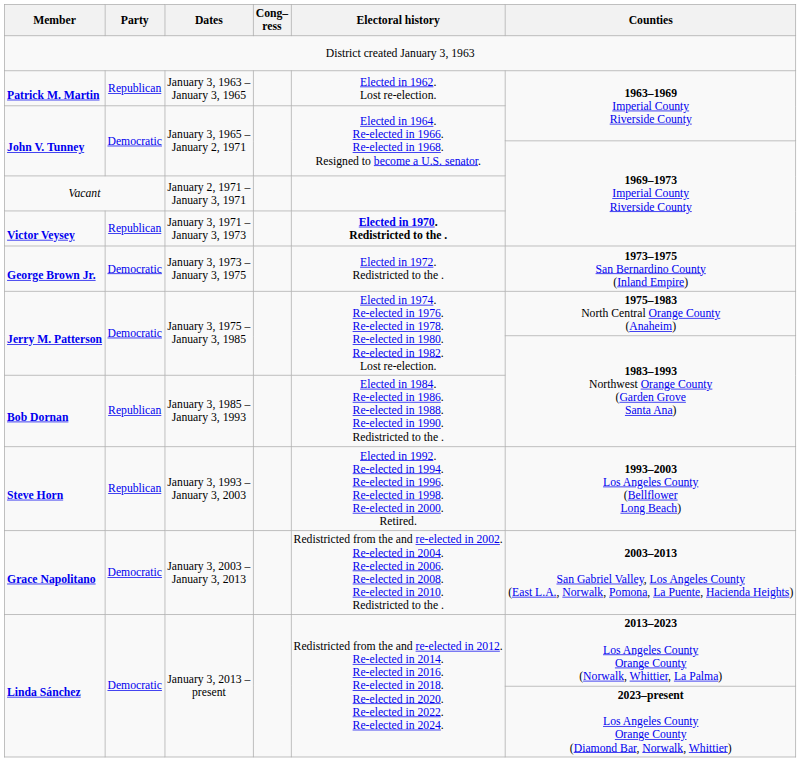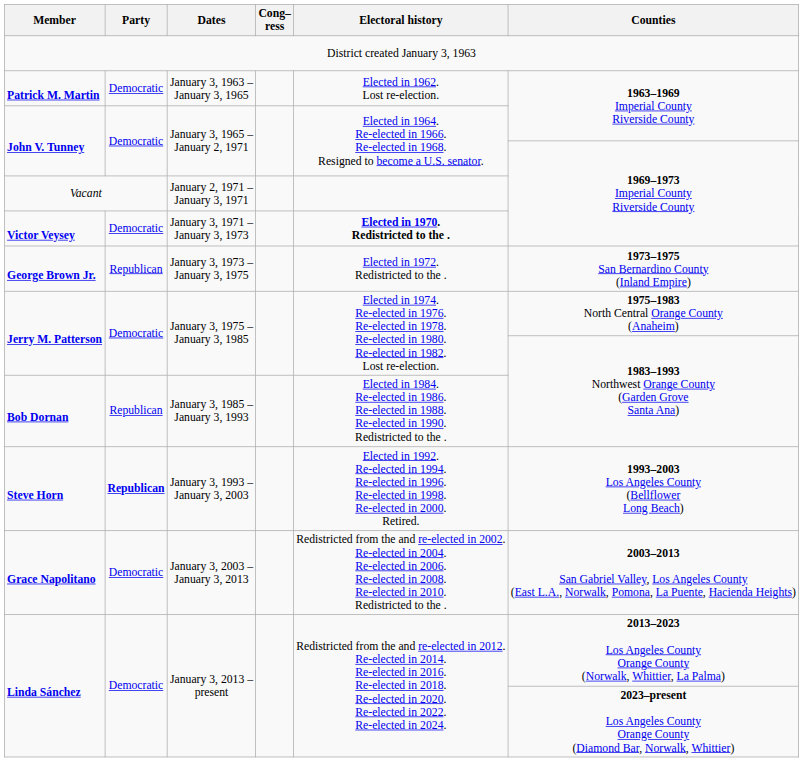(135, 88) Republican -> (136, 88) Democratic
(135, 228) Republican -> (136, 228) Democratic
(135, 268) Democratic -> (136, 268) Republican
(135, 488) normal -> (136, 488) bold
